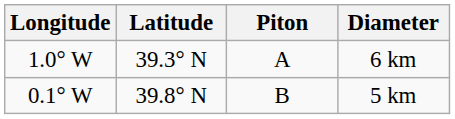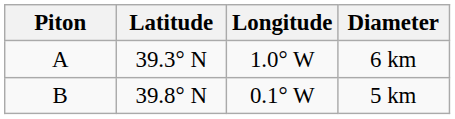columns swapped: (282, 22) <-> (60, 22)
